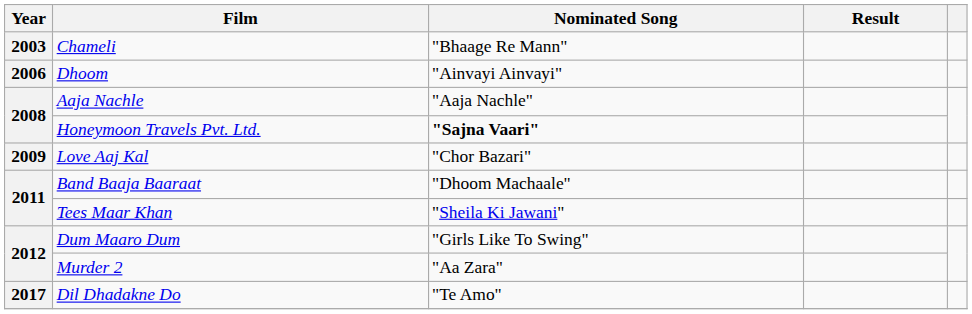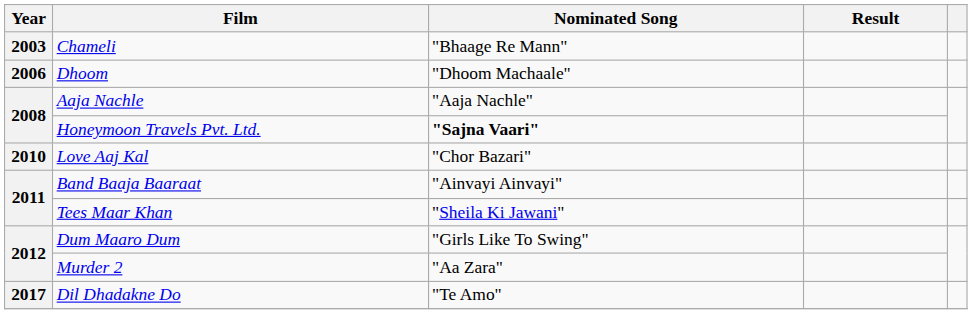(497, 73) "Ainvayi Ainvayi" -> (501, 73) "Dhoom Machaale"
(29, 156) 2009 -> (29, 156) 2010
(501, 184) "Dhoom Machaale" -> (497, 184) "Ainvayi Ainvayi"
